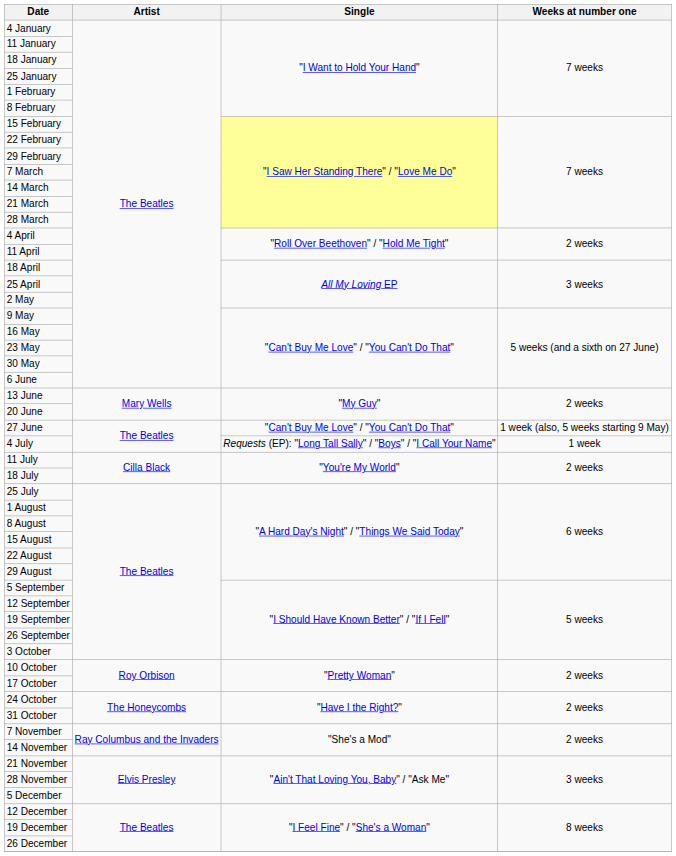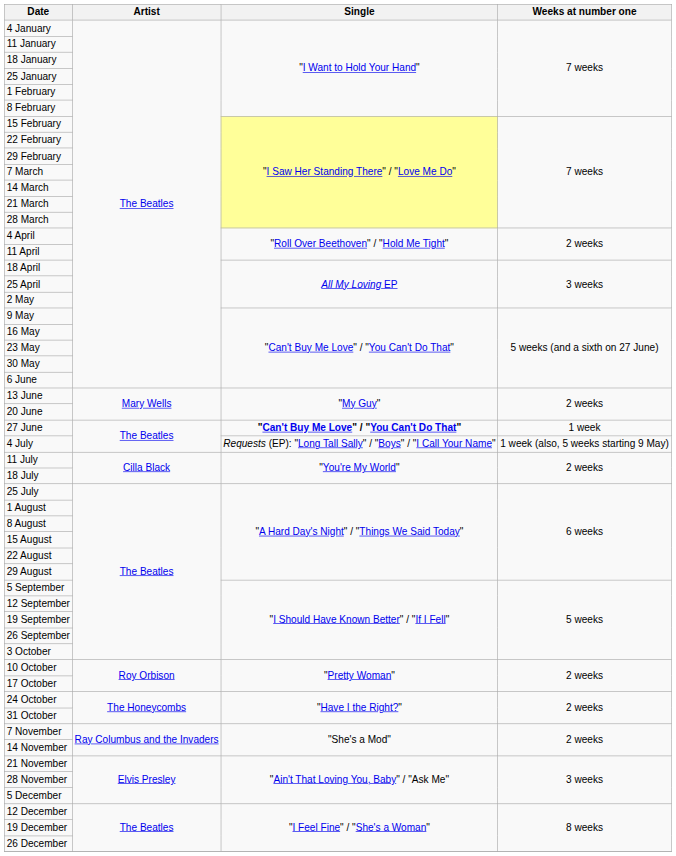(359, 428) normal -> (359, 428) bold
(585, 428) 1 week (also, 5 weeks starting 9 May) -> (585, 428) 1 week
(585, 444) 1 week -> (585, 444) 1 week (also, 5 weeks starting 9 May)
